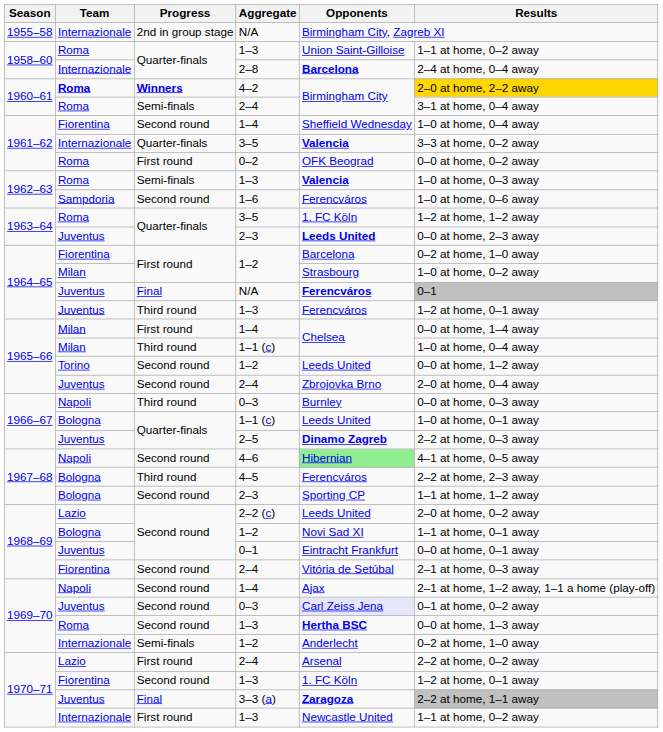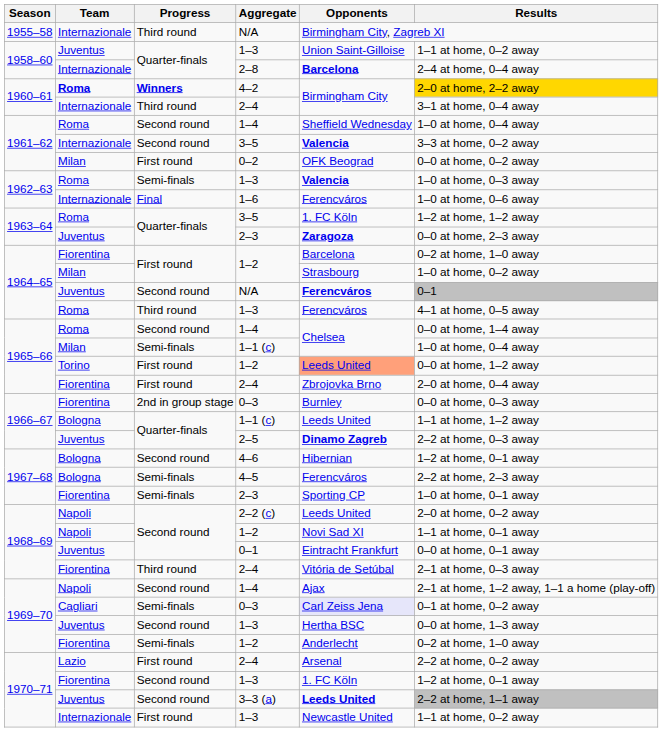(185, 32) 2nd in group stage -> (167, 32) Third round
(73, 50) Roma -> (81, 50) Juventus
(73, 106) Roma -> (95, 106) Internazionale
(166, 106) Semi-finals -> (167, 106) Third round
(84, 124) Fiorentina -> (73, 124) Roma
(172, 143) Quarter-finals -> (173, 143) Second round
(73, 161) Roma -> (72, 161) Milan
(86, 198) Sampdoria -> (95, 198) Internazionale
(173, 198) Second round -> (149, 198) Final
(339, 236) Leeds United -> (328, 236) Zaragoza
(149, 291) Final -> (173, 291) Second round
(81, 310) Juventus -> (73, 310) Roma
(478, 310) 1–2 at home, 0–1 away -> (478, 310) 4–1 at home, 0–5 away
(72, 328) Milan -> (73, 328) Roma
(165, 328) First round -> (173, 328) Second round
(167, 347) Third round -> (166, 347) Semi-finals
(173, 365) Second round -> (165, 365) First round
(336, 365) no background -> (336, 365) lightsalmon background
(81, 384) Juventus -> (84, 384) Fiorentina
(173, 384) Second round -> (165, 384) First round
(74, 402) Napoli -> (84, 402) Fiorentina
(167, 402) Third round -> (185, 402) 2nd in group stage
(478, 421) 1–0 at home, 0–1 away -> (478, 421) 1–1 at home, 1–2 away
(74, 458) Napoli -> (79, 458) Bologna
(327, 458) lightgreen background -> (327, 458) no background
(478, 458) 4–1 at home, 0–5 away -> (478, 458) 1–2 at home, 0–1 away
(167, 476) Third round -> (166, 476) Semi-finals
(79, 495) Bologna -> (84, 495) Fiorentina
(173, 495) Second round -> (166, 495) Semi-finals
(478, 495) 1–1 at home, 1–2 away -> (478, 495) 1–0 at home, 0–1 away
(72, 513) Lazio -> (74, 513) Napoli
(79, 532) Bologna -> (74, 532) Napoli
(173, 569) Second round -> (167, 569) Third round
(81, 606) Juventus -> (78, 606) Cagliari
(173, 606) Second round -> (166, 606) Semi-finals
(73, 625) Roma -> (81, 625) Juventus
(334, 625) bold -> (333, 625) normal
(95, 643) Internazionale -> (84, 643) Fiorentina
(149, 699) Final -> (173, 699) Second round
(328, 699) Zaragoza -> (339, 699) Leeds United
